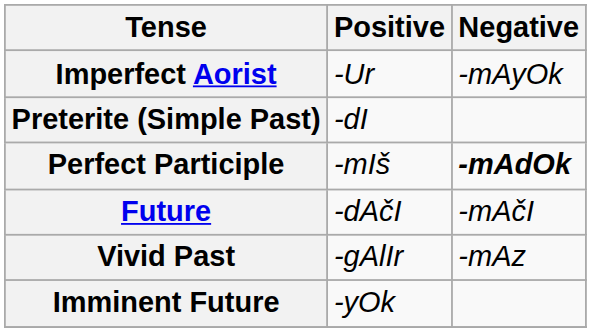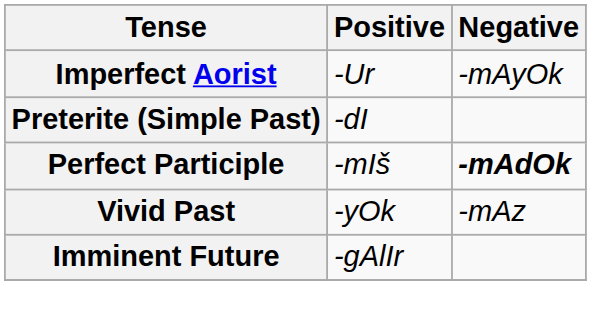- row: (166, 211)
(369, 257) -gAlIr -> (365, 211) -yOk
(365, 303) -yOk -> (369, 257) -gAlIr
